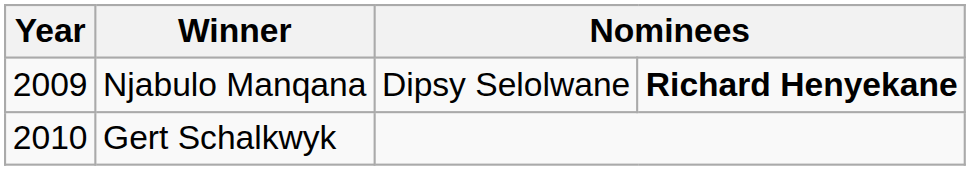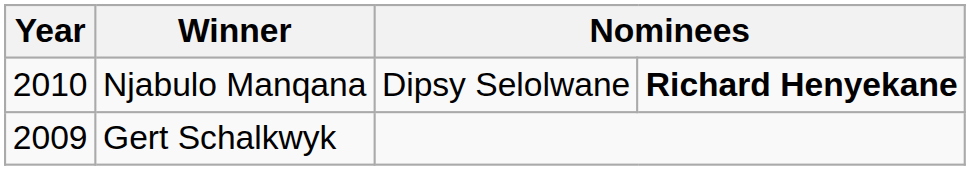(50, 84) 2009 -> (50, 84) 2010
(50, 137) 2010 -> (50, 137) 2009
